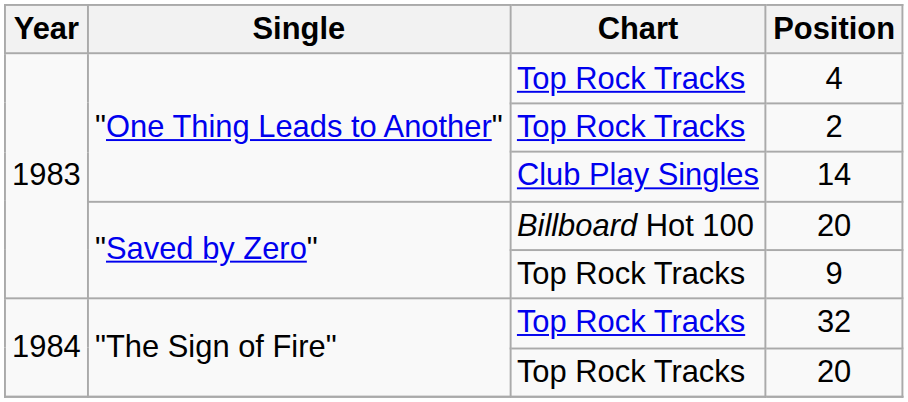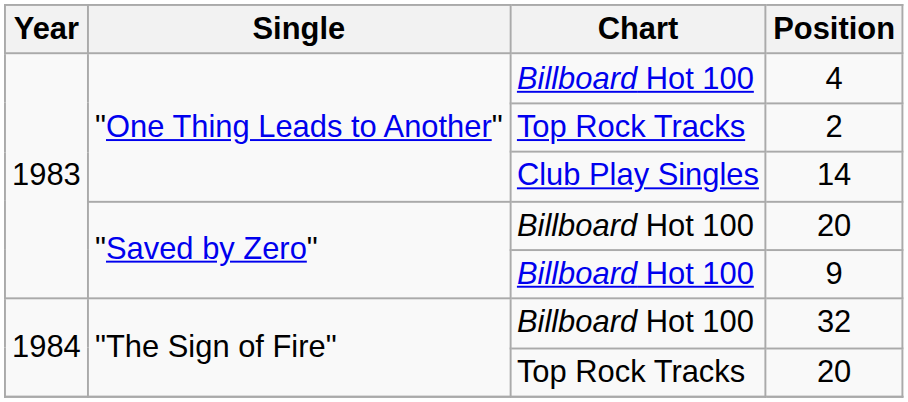(631, 77) Top Rock Tracks -> (635, 77) Billboard Hot 100
(631, 273) Top Rock Tracks -> (635, 273) Billboard Hot 100
(631, 322) Top Rock Tracks -> (635, 322) Billboard Hot 100
